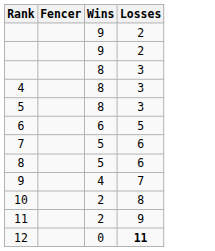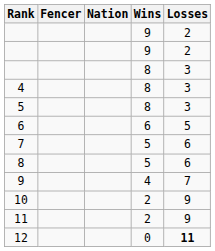+ column: (108, 14)
(141, 200) 8 -> (187, 200) 9
